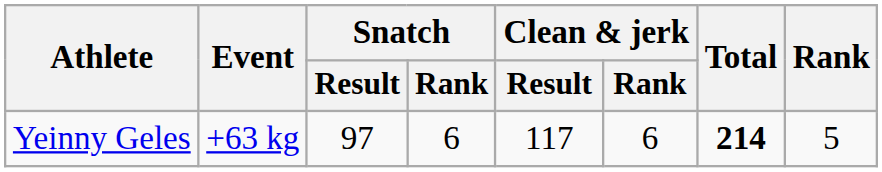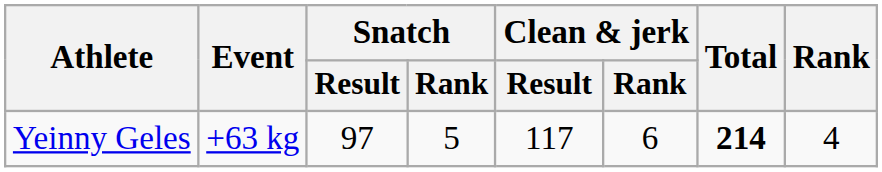(452, 138) 6 -> (452, 138) 5
(831, 138) 5 -> (831, 138) 4
